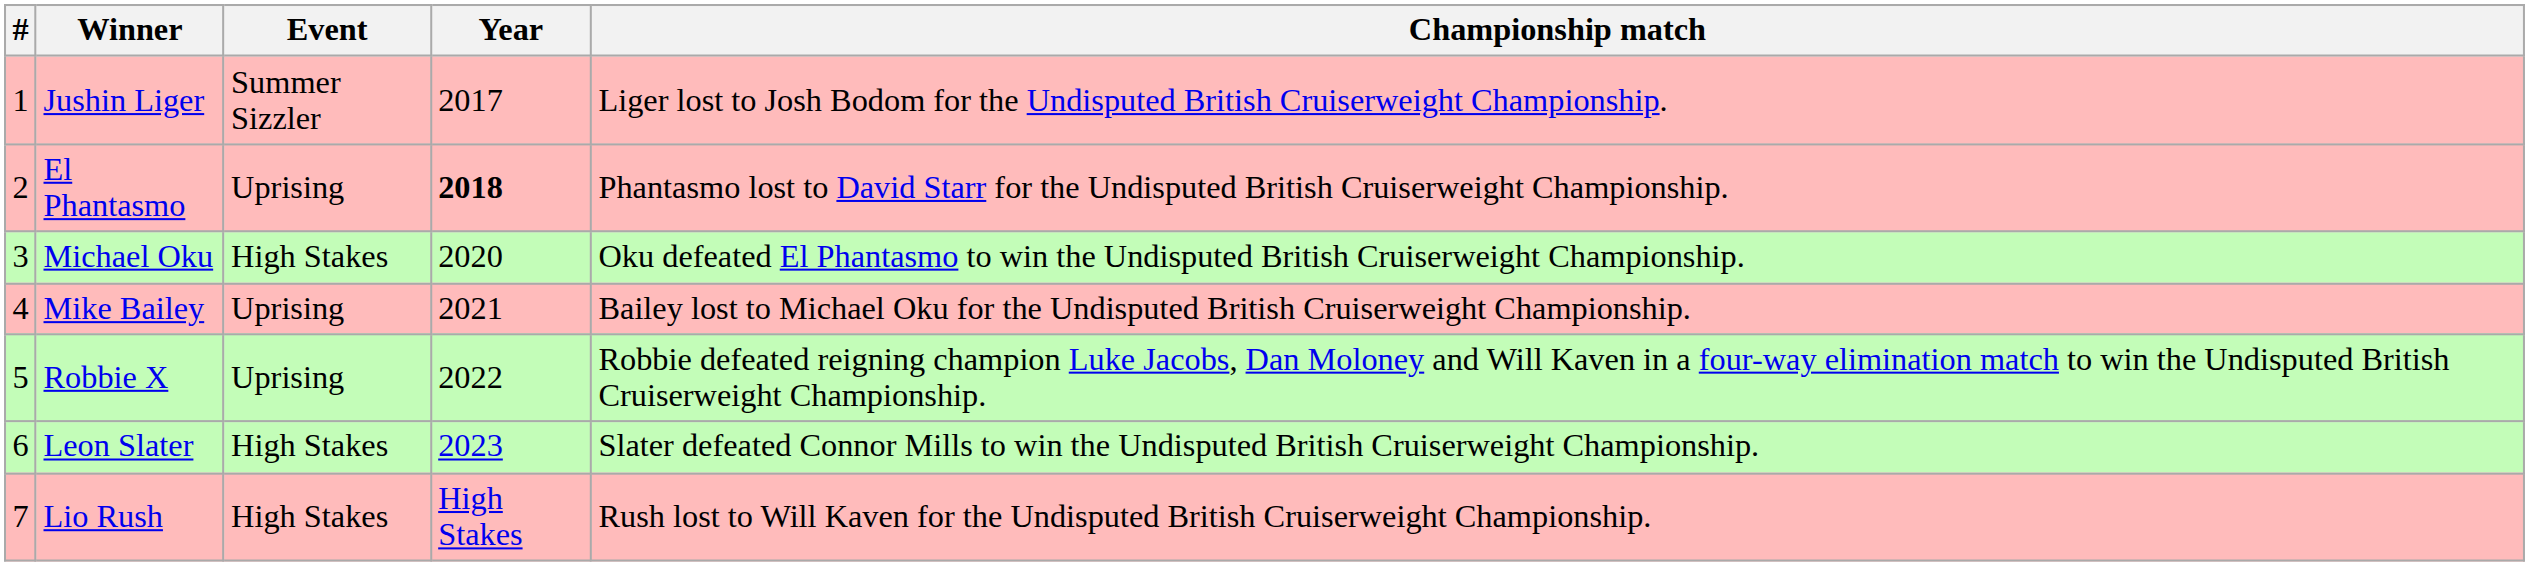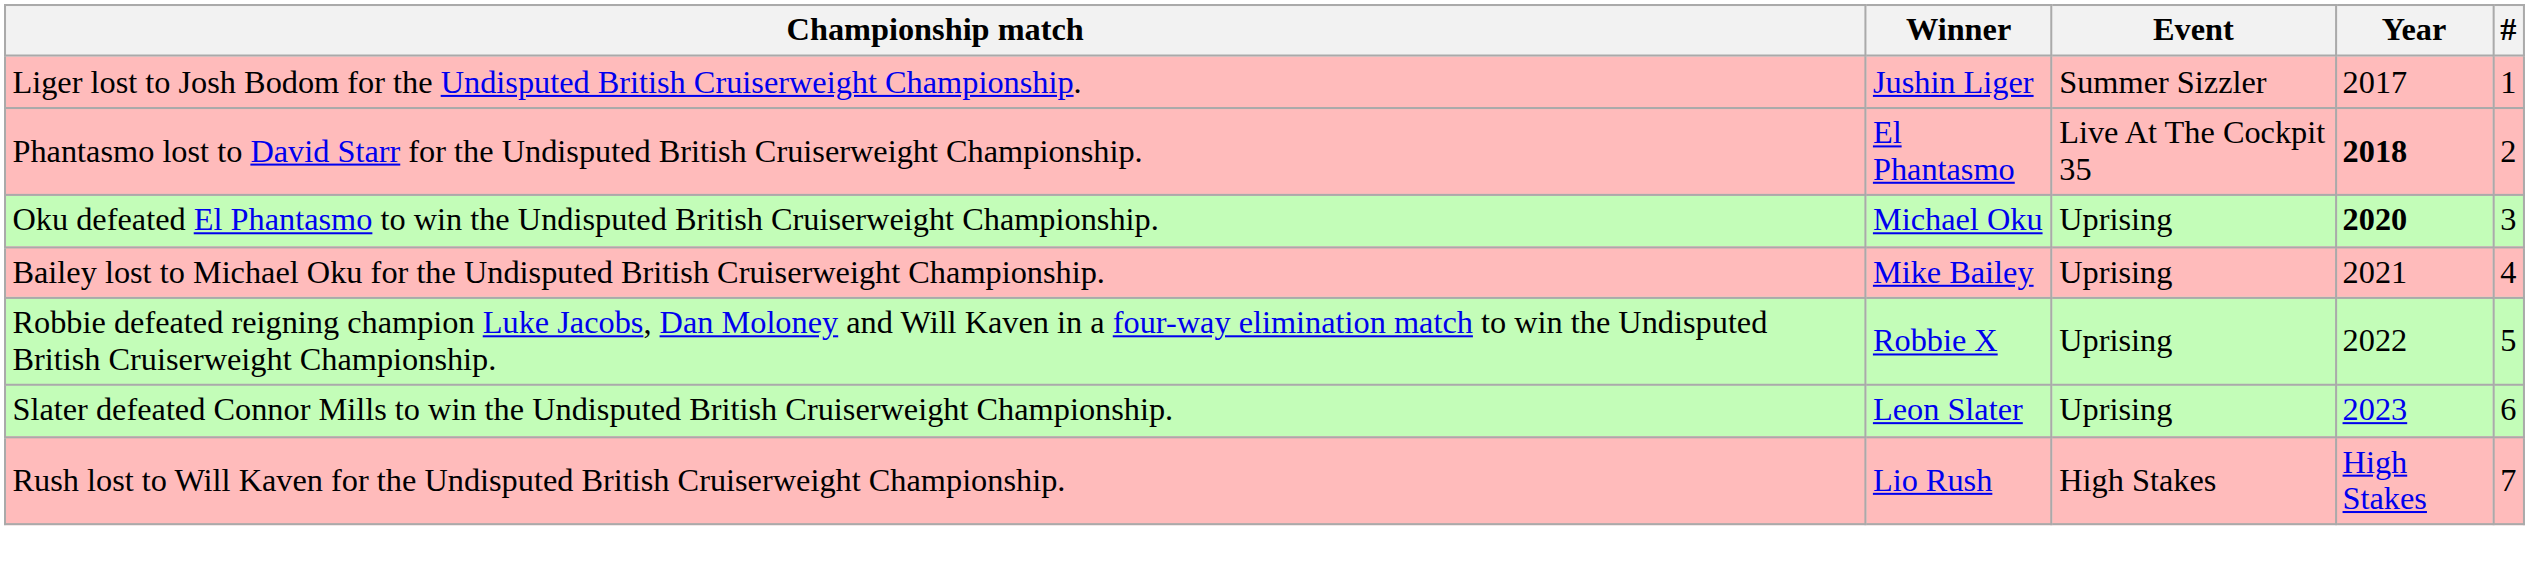columns swapped: (21, 30) <-> (1557, 30)
(288, 187) Uprising -> (2192, 150) Live At The Cockpit 35
(310, 256) High Stakes -> (2116, 220) Uprising
(470, 256) normal -> (2375, 220) bold
(310, 446) High Stakes -> (2116, 410) Uprising
